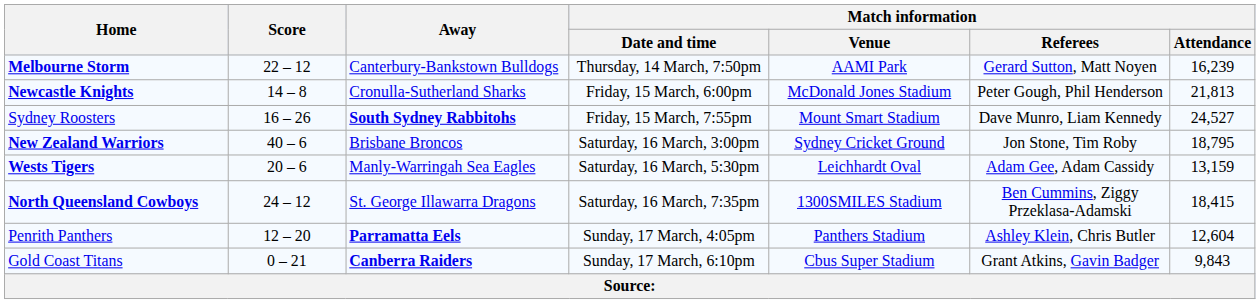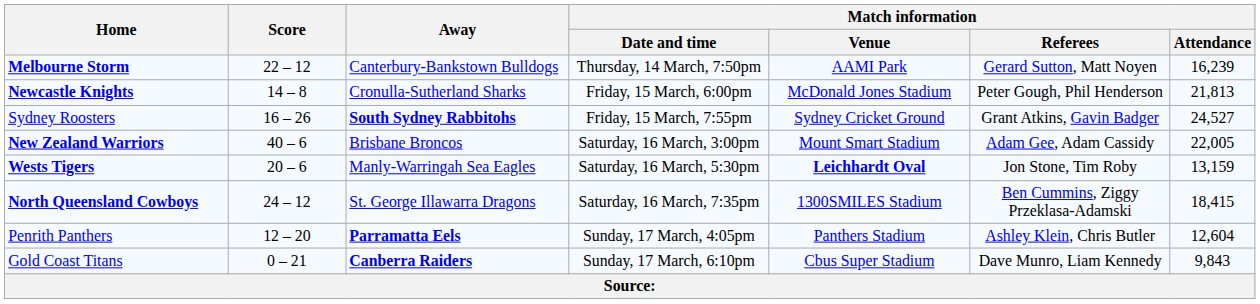(869, 117) Mount Smart Stadium -> (869, 117) Sydney Cricket Ground
(1070, 117) Dave Munro, Liam Kennedy -> (1070, 117) Grant Atkins, Gavin Badger
(869, 142) Sydney Cricket Ground -> (869, 142) Mount Smart Stadium
(1070, 142) Jon Stone, Tim Roby -> (1070, 142) Adam Gee, Adam Cassidy
(1212, 142) 18,795 -> (1212, 142) 22,005
(869, 167) normal -> (869, 167) bold
(1070, 167) Adam Gee, Adam Cassidy -> (1070, 167) Jon Stone, Tim Roby
(1070, 260) Grant Atkins, Gavin Badger -> (1070, 260) Dave Munro, Liam Kennedy
